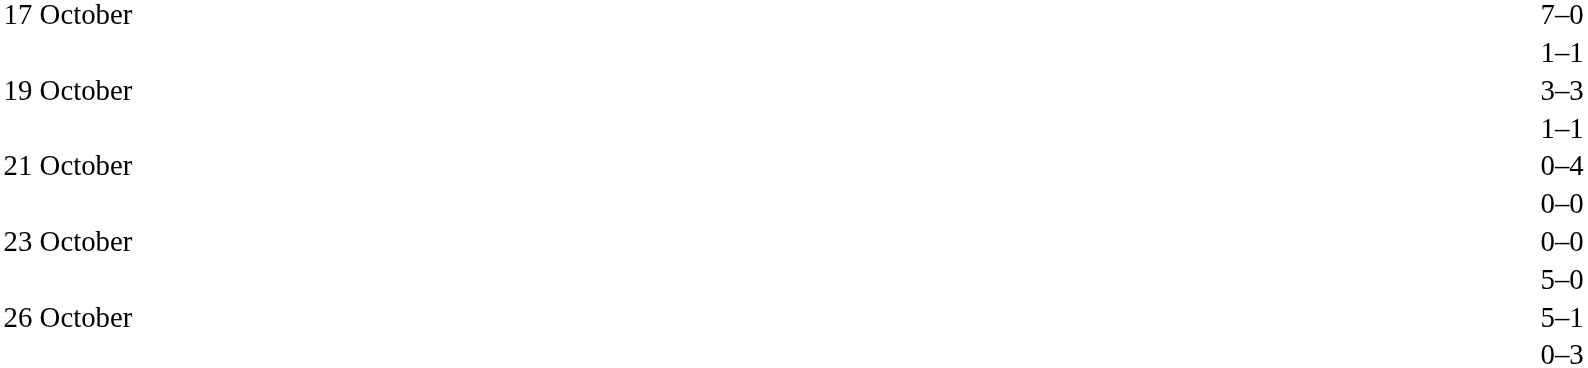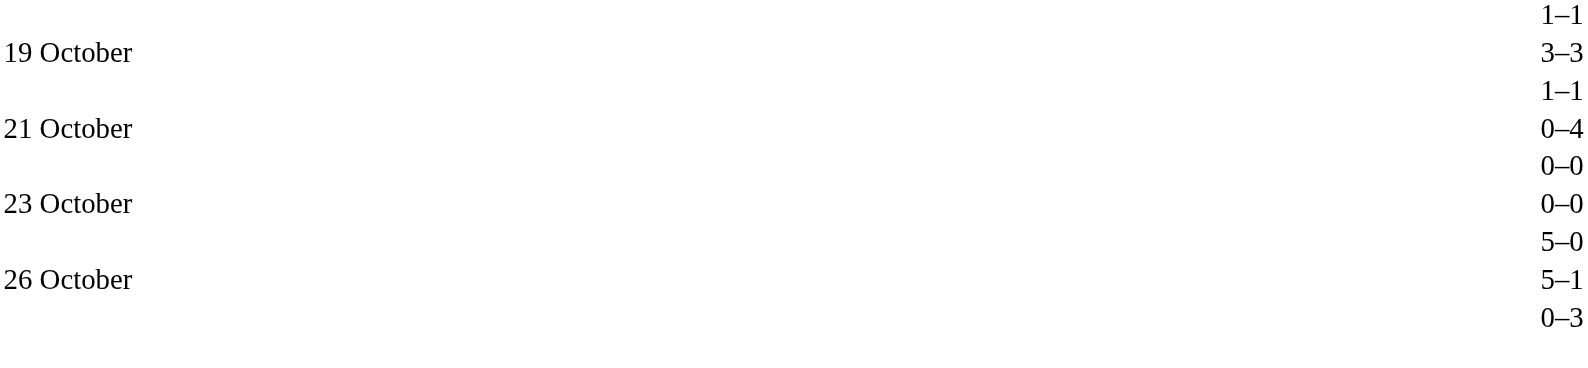- row: (68, 14)
